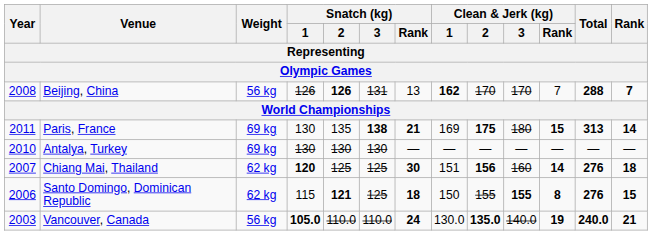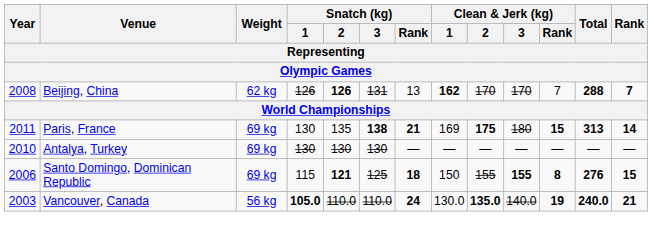(262, 91) 56 kg -> (262, 91) 62 kg
- row: (101, 168)
(262, 194) 62 kg -> (262, 175) 69 kg
